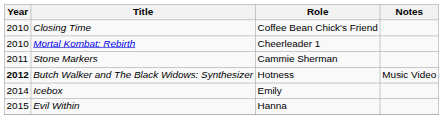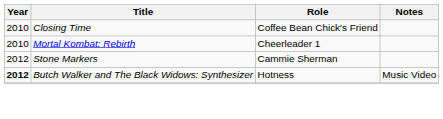(17, 59) 2011 -> (18, 59) 2012
- row: (48, 91)
- row: (56, 106)
